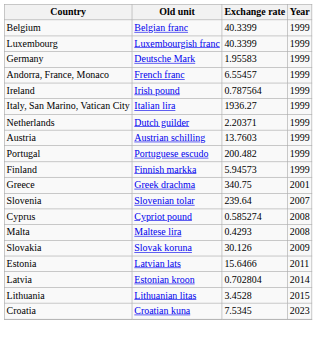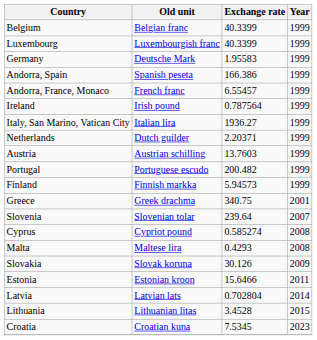+ row: (37, 75)
(158, 264) Latvian lats -> (164, 279) Estonian kroon
(164, 279) Estonian kroon -> (158, 295) Latvian lats
